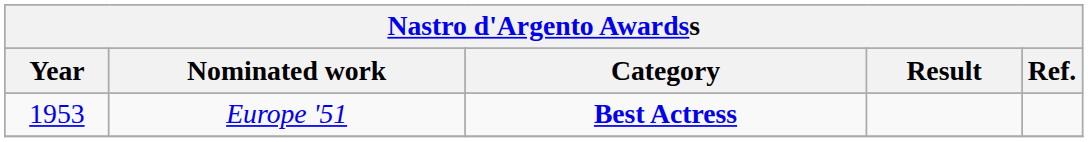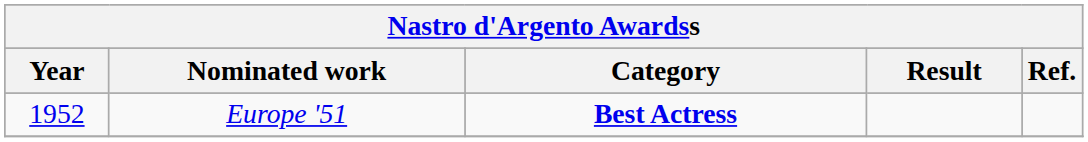(57, 114) 1953 -> (57, 114) 1952
